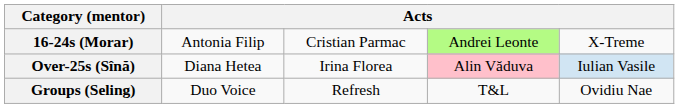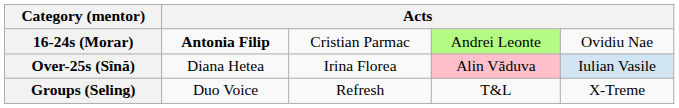(223, 41) normal -> (226, 41) bold
(616, 41) X-Treme -> (617, 41) Ovidiu Nae
(616, 90) Ovidiu Nae -> (617, 90) X-Treme
